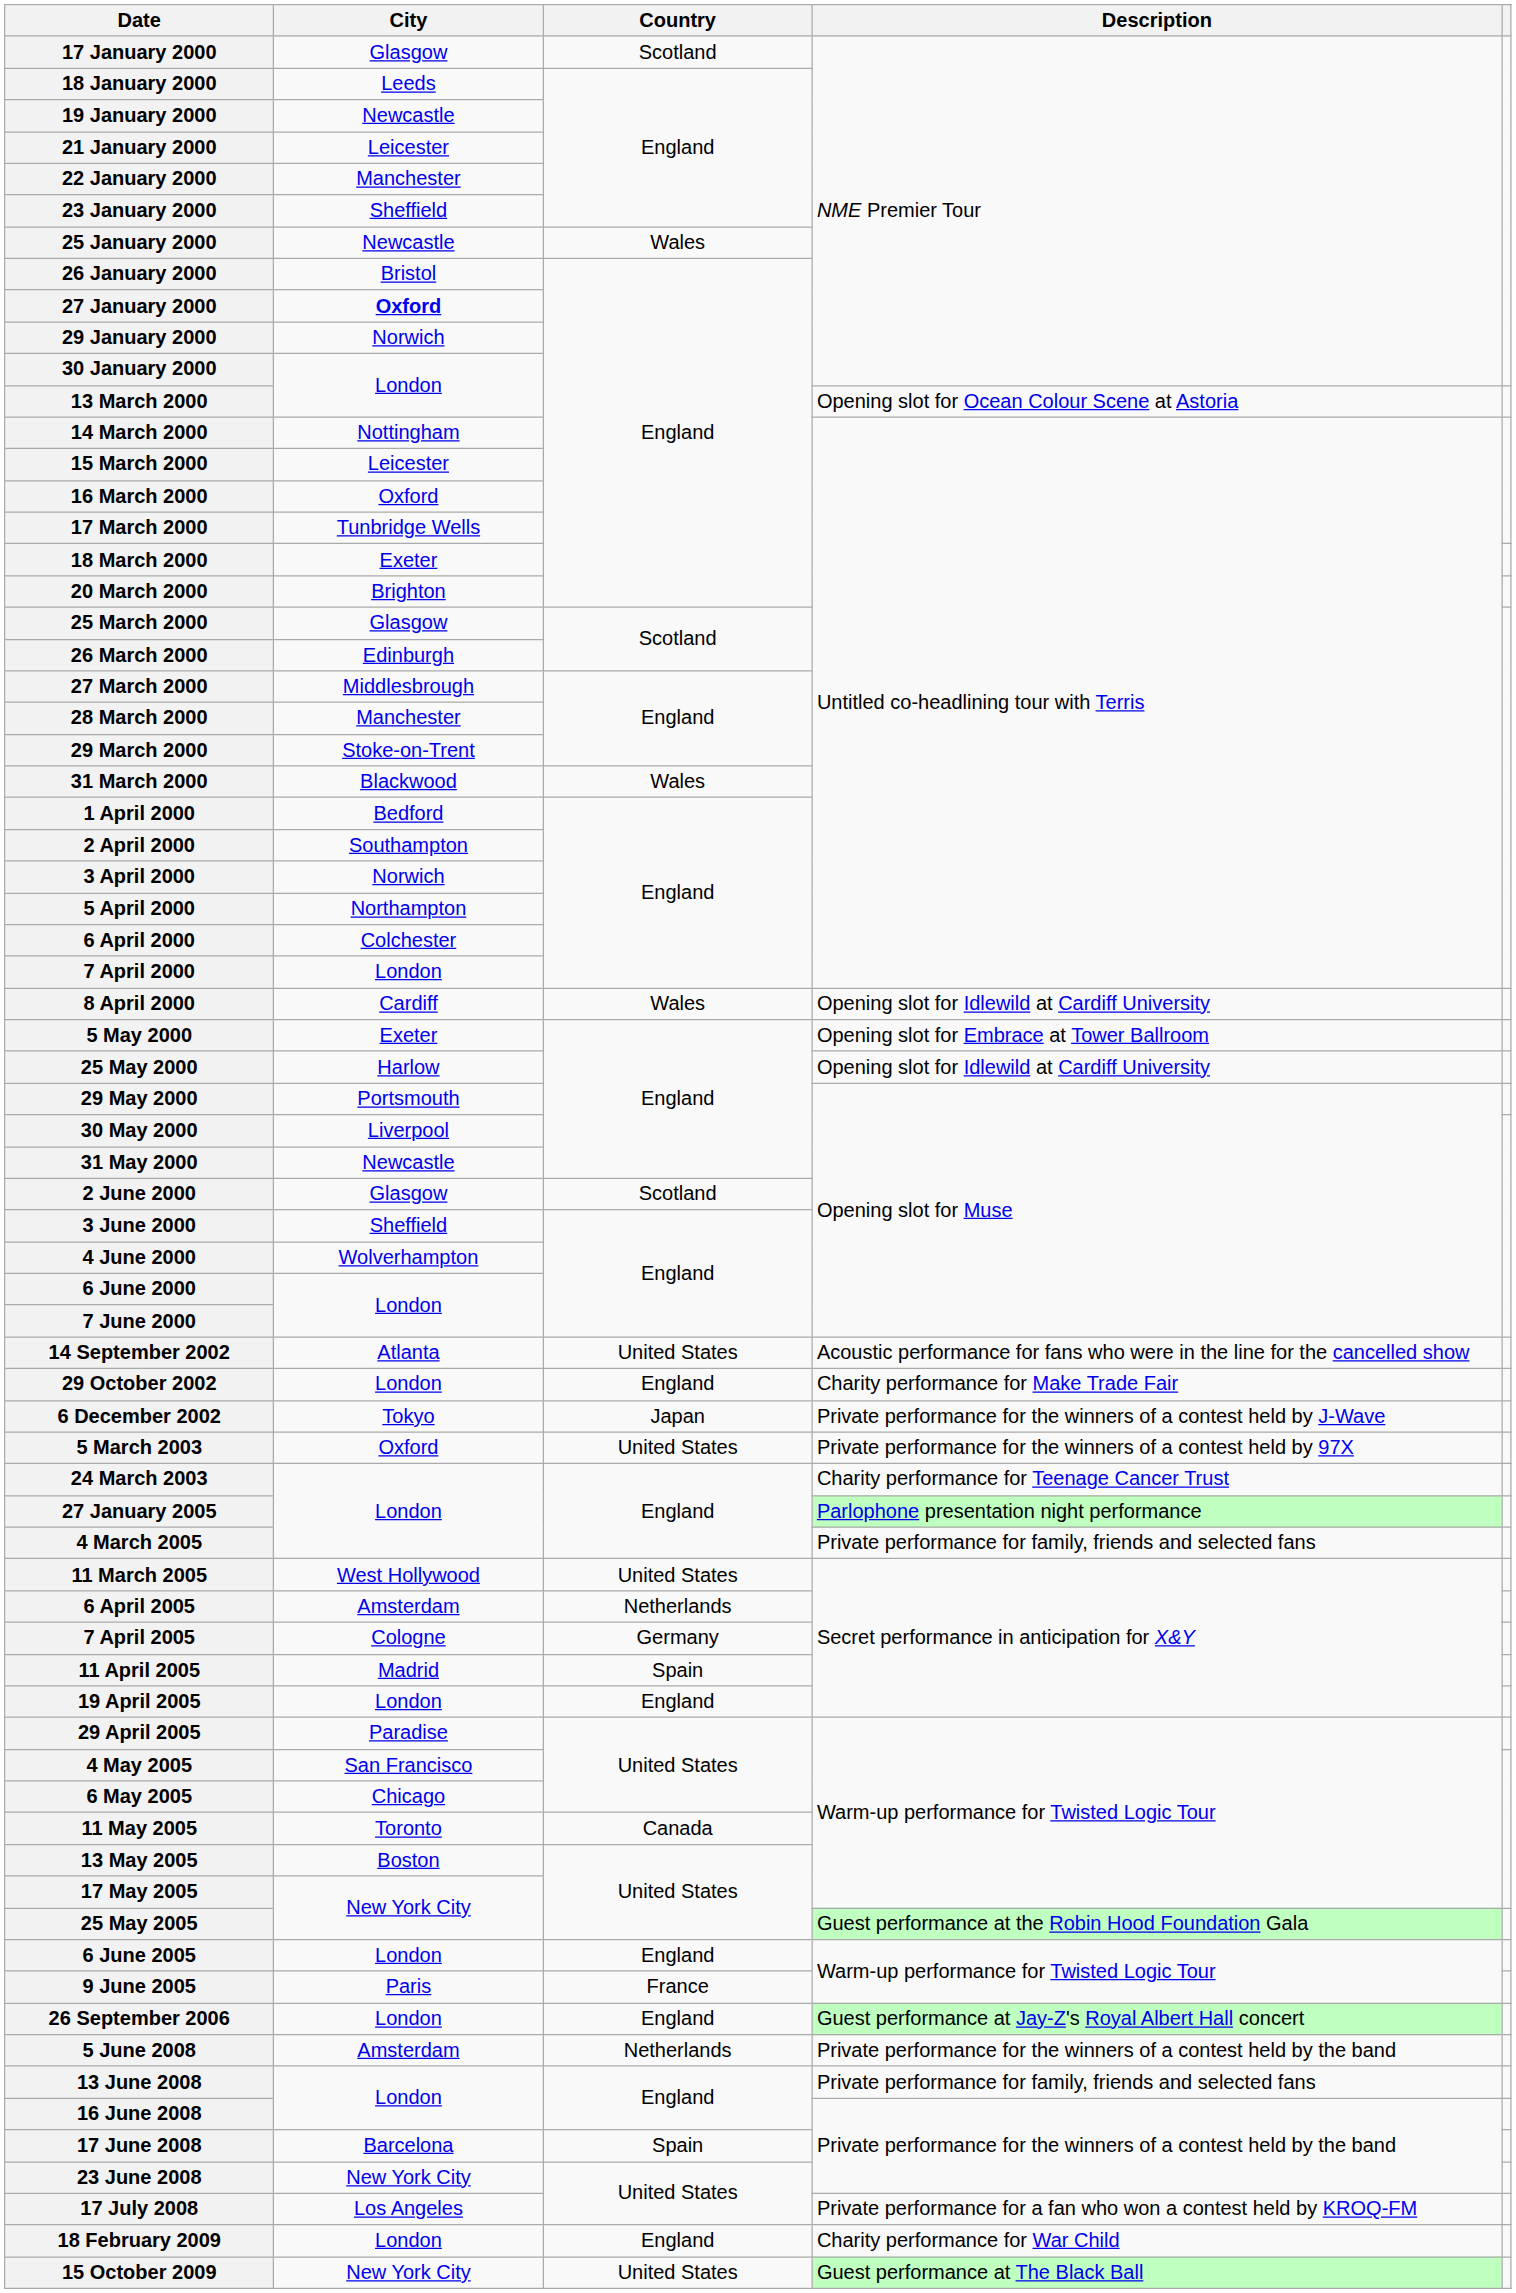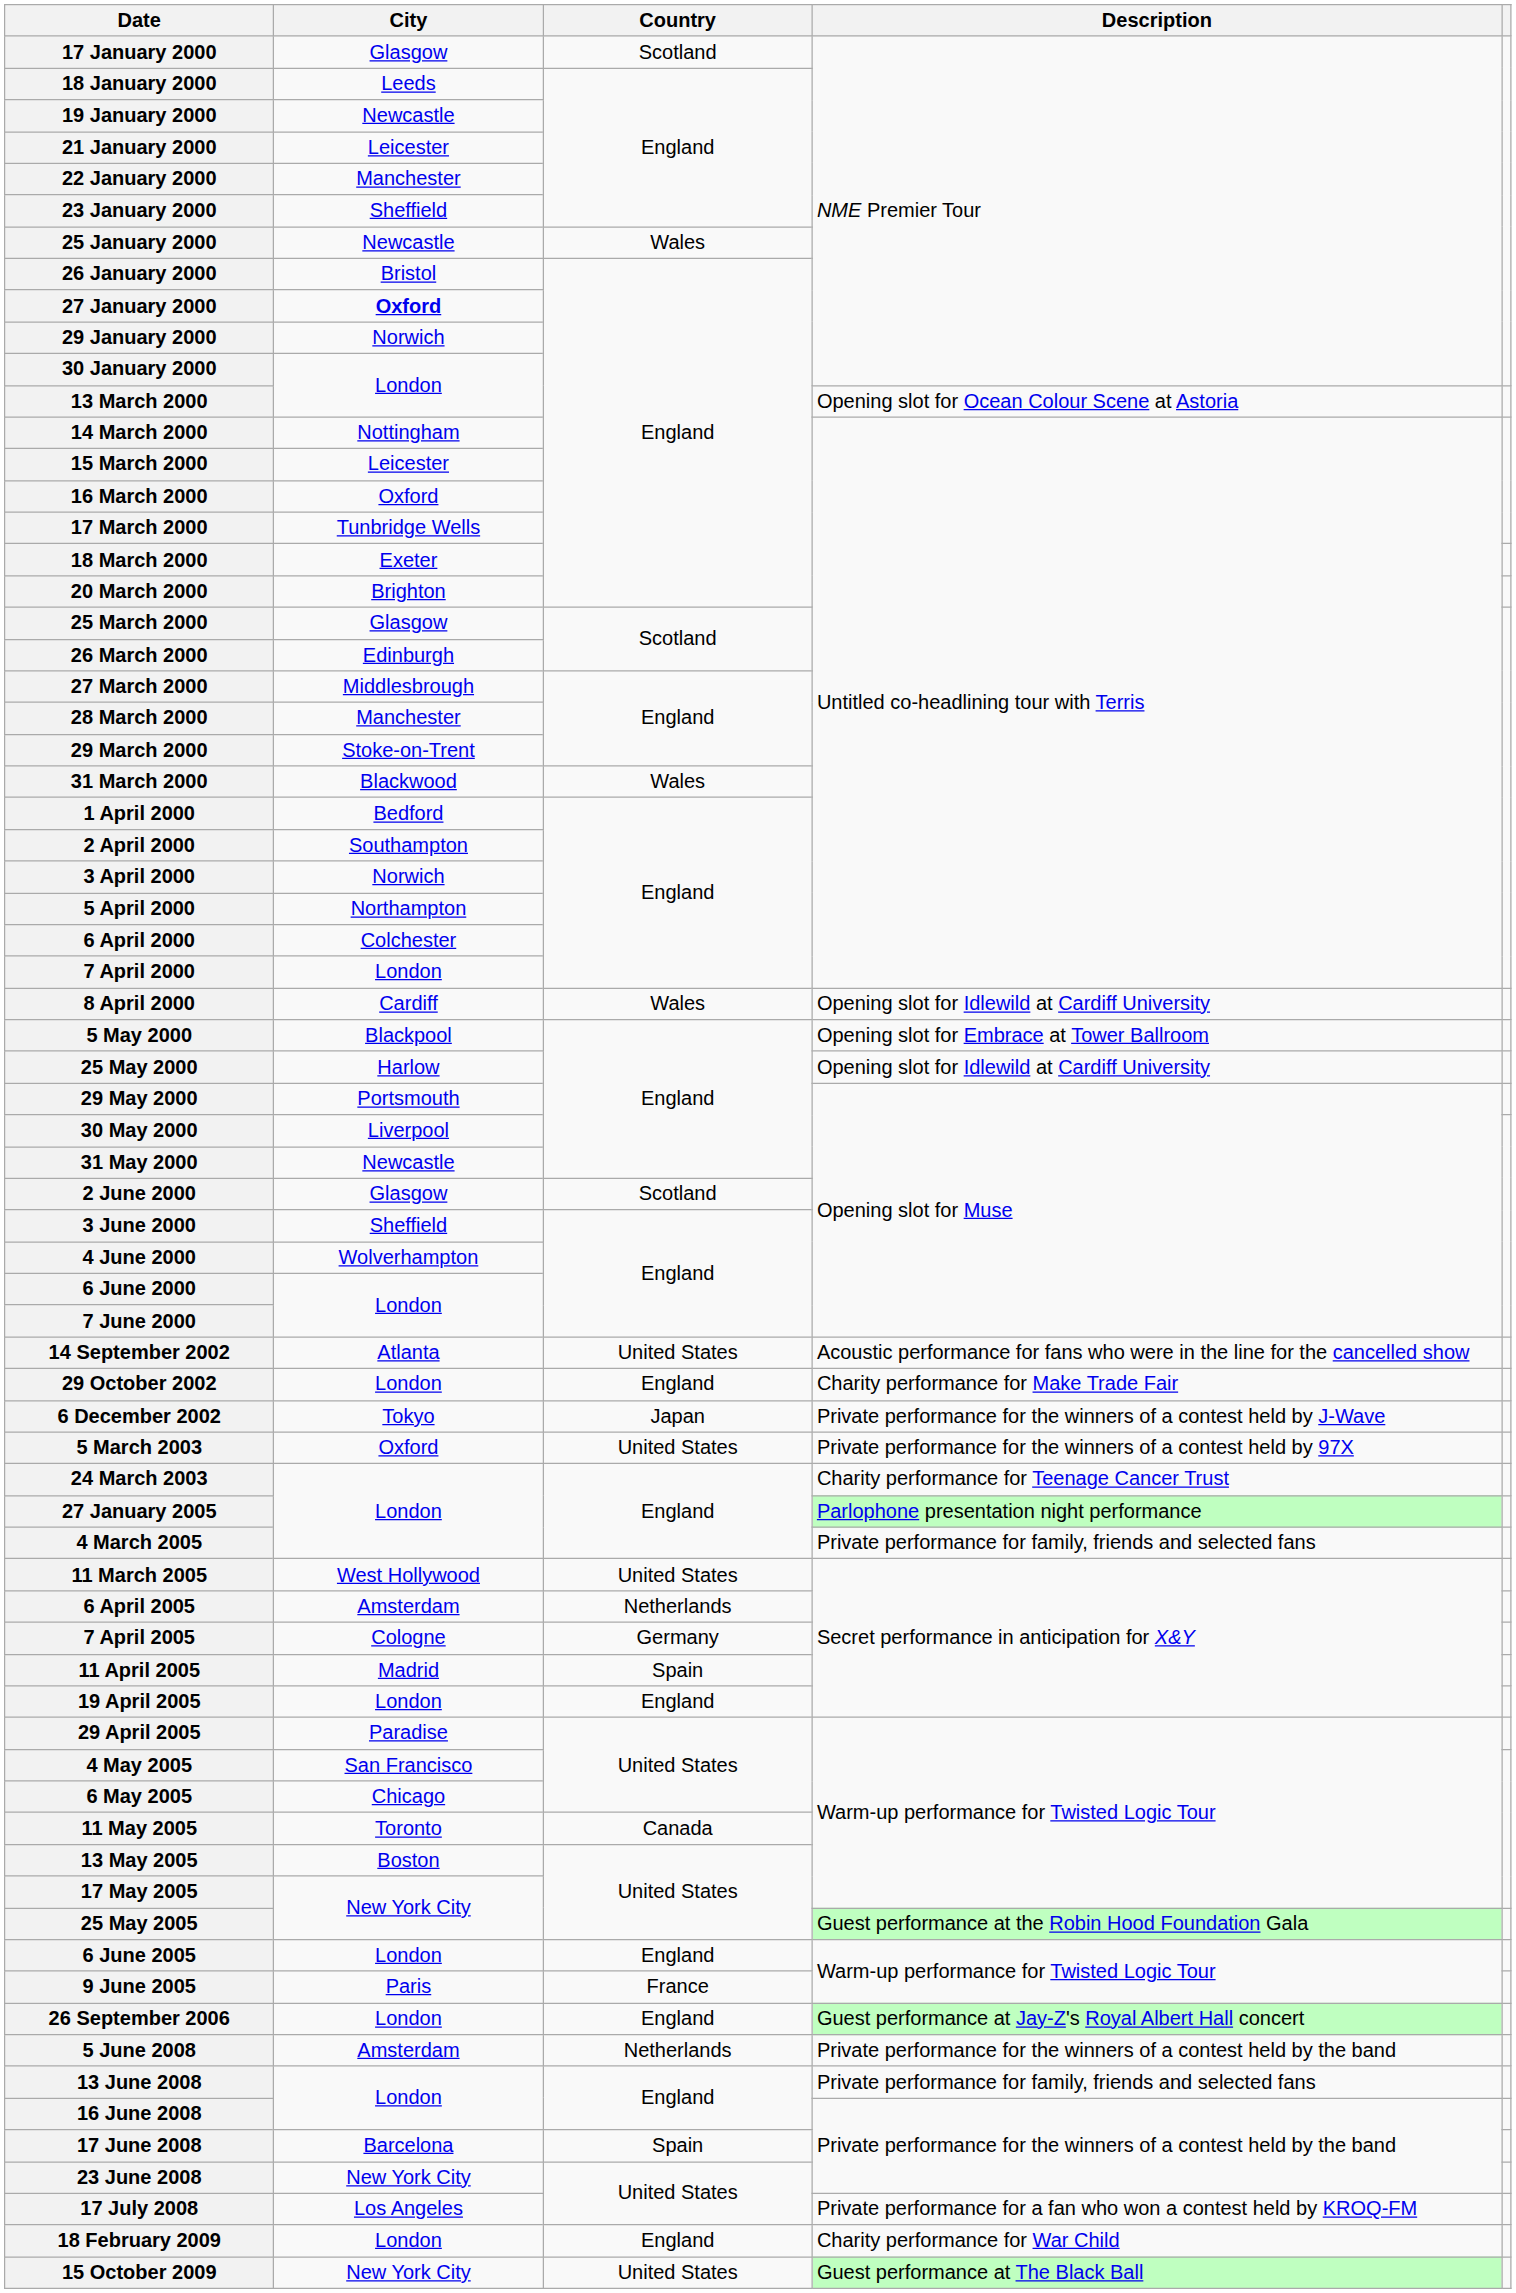(408, 1035) Exeter -> (408, 1035) Blackpool
